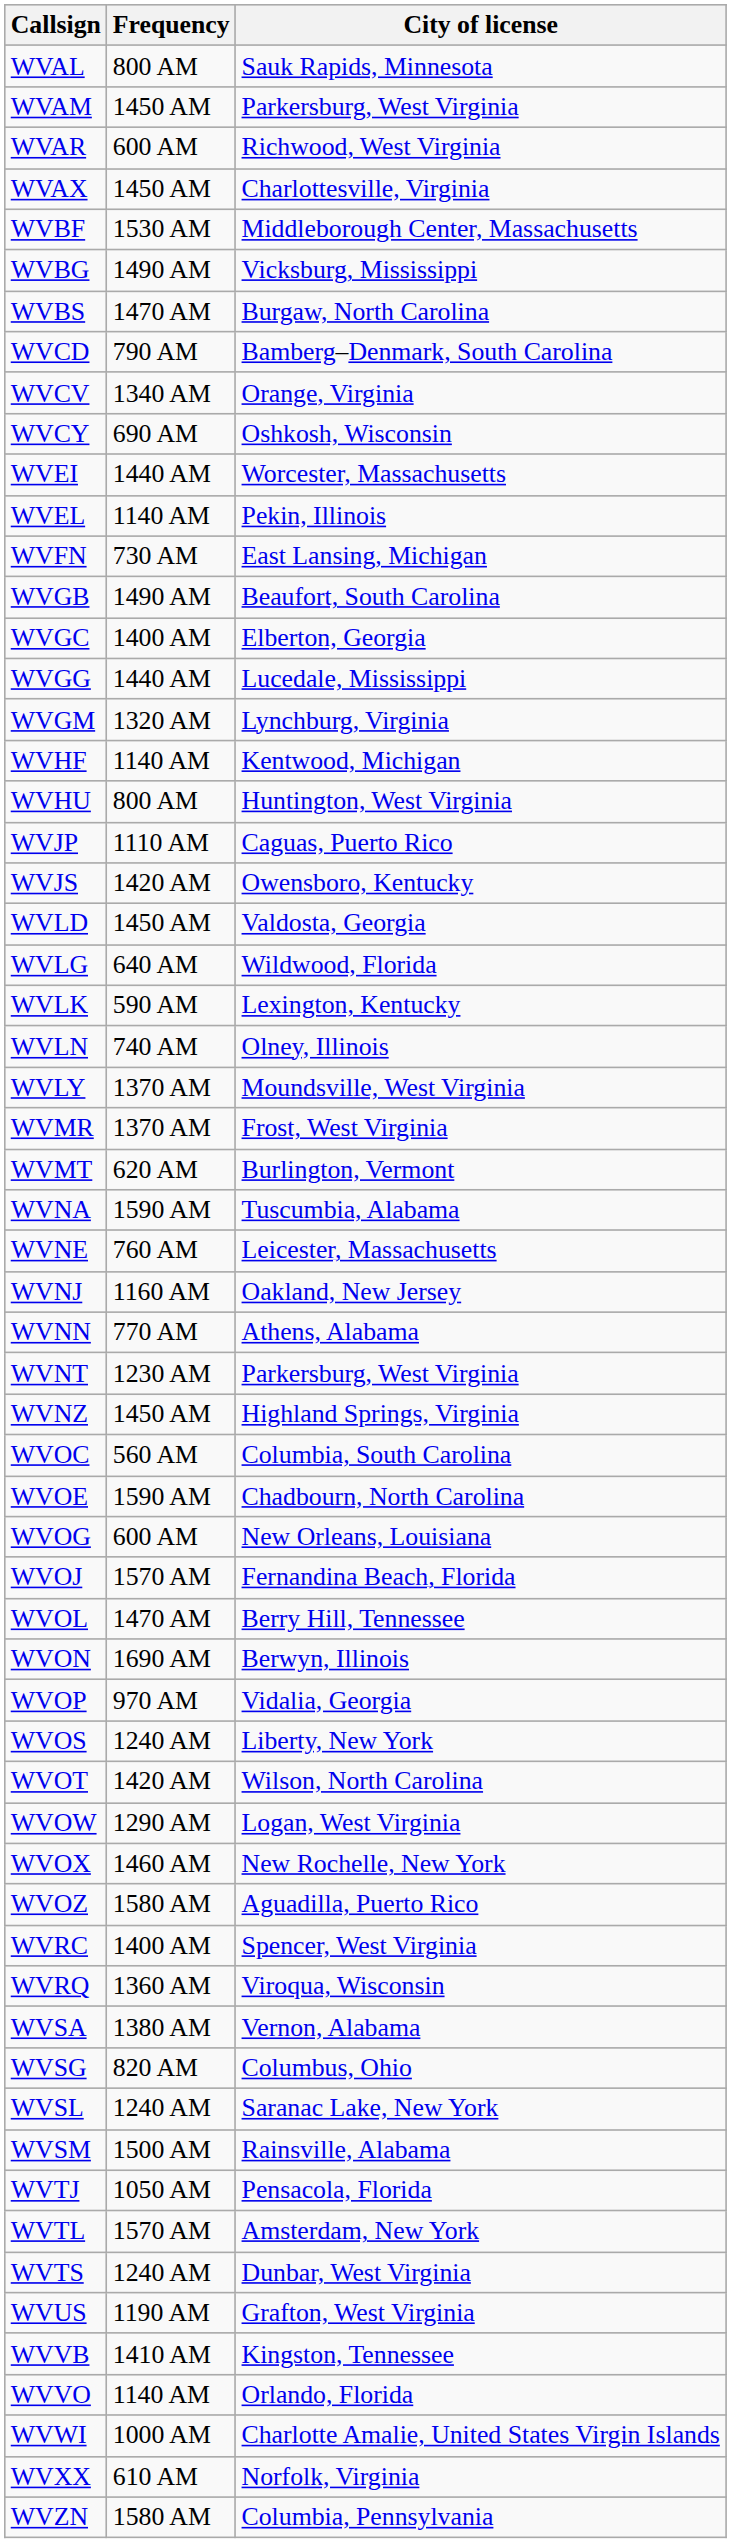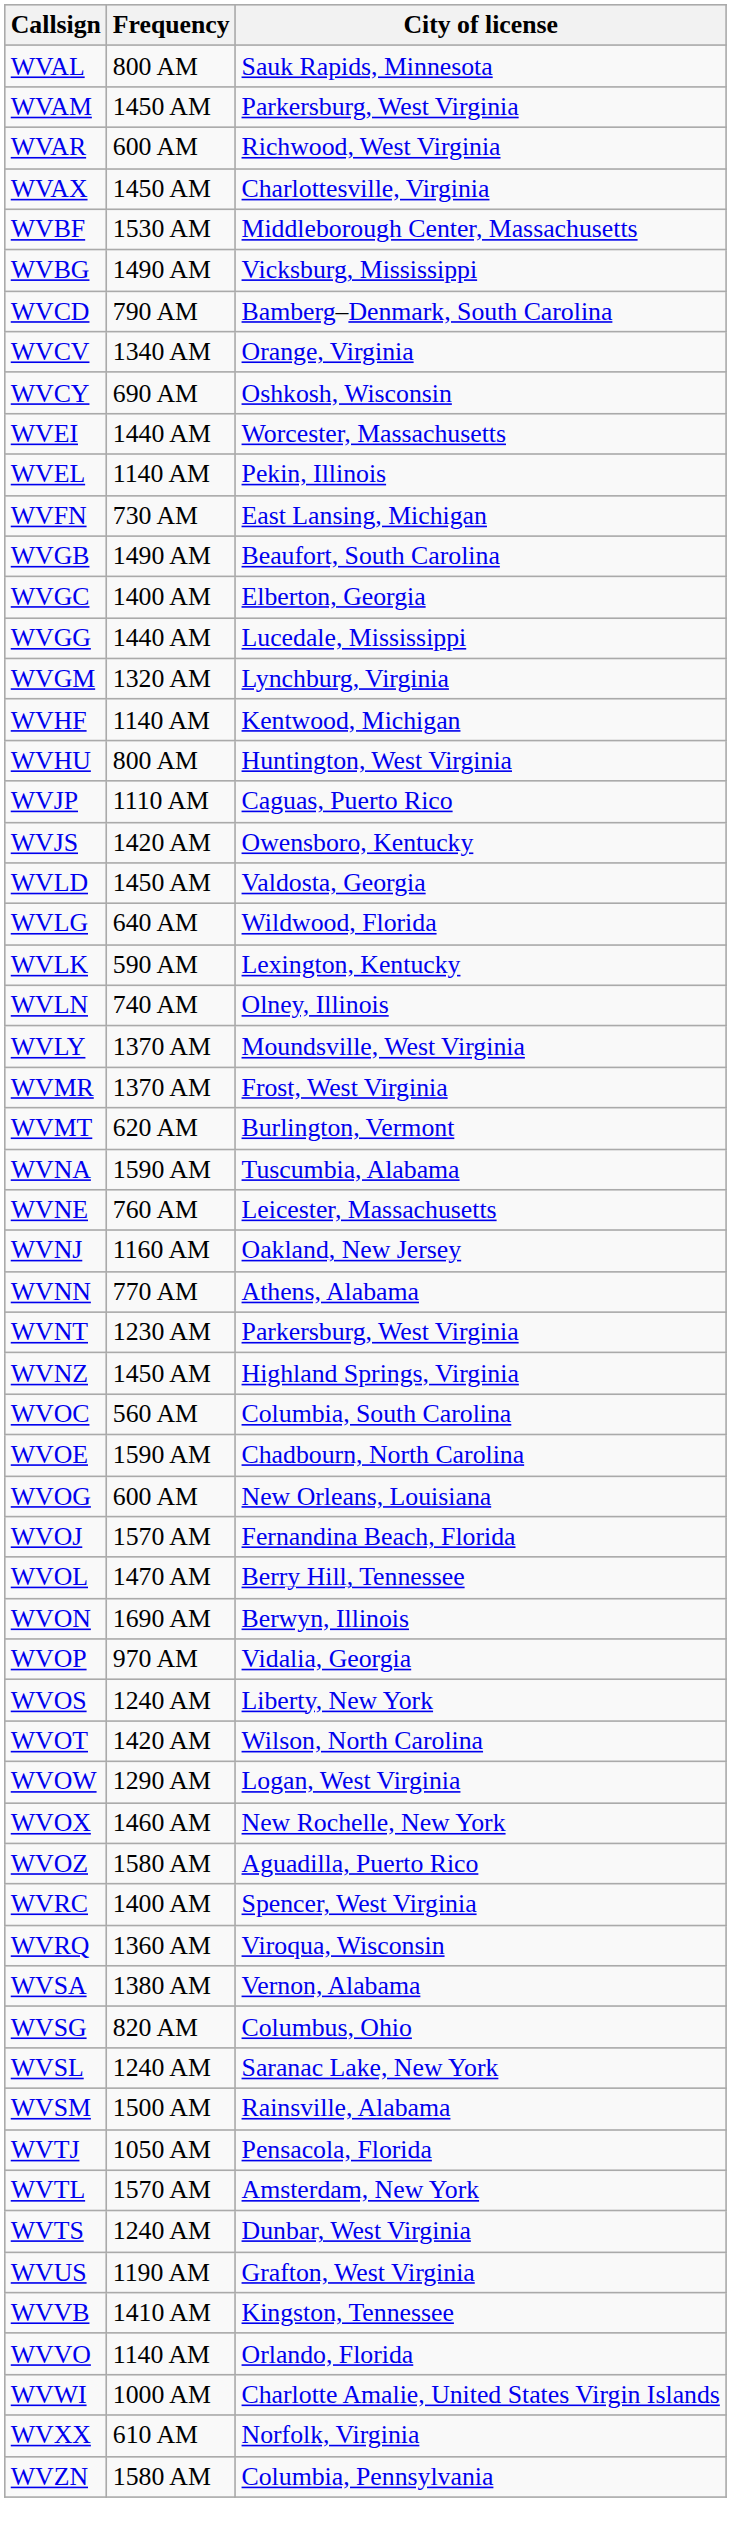- row: (48, 310)
